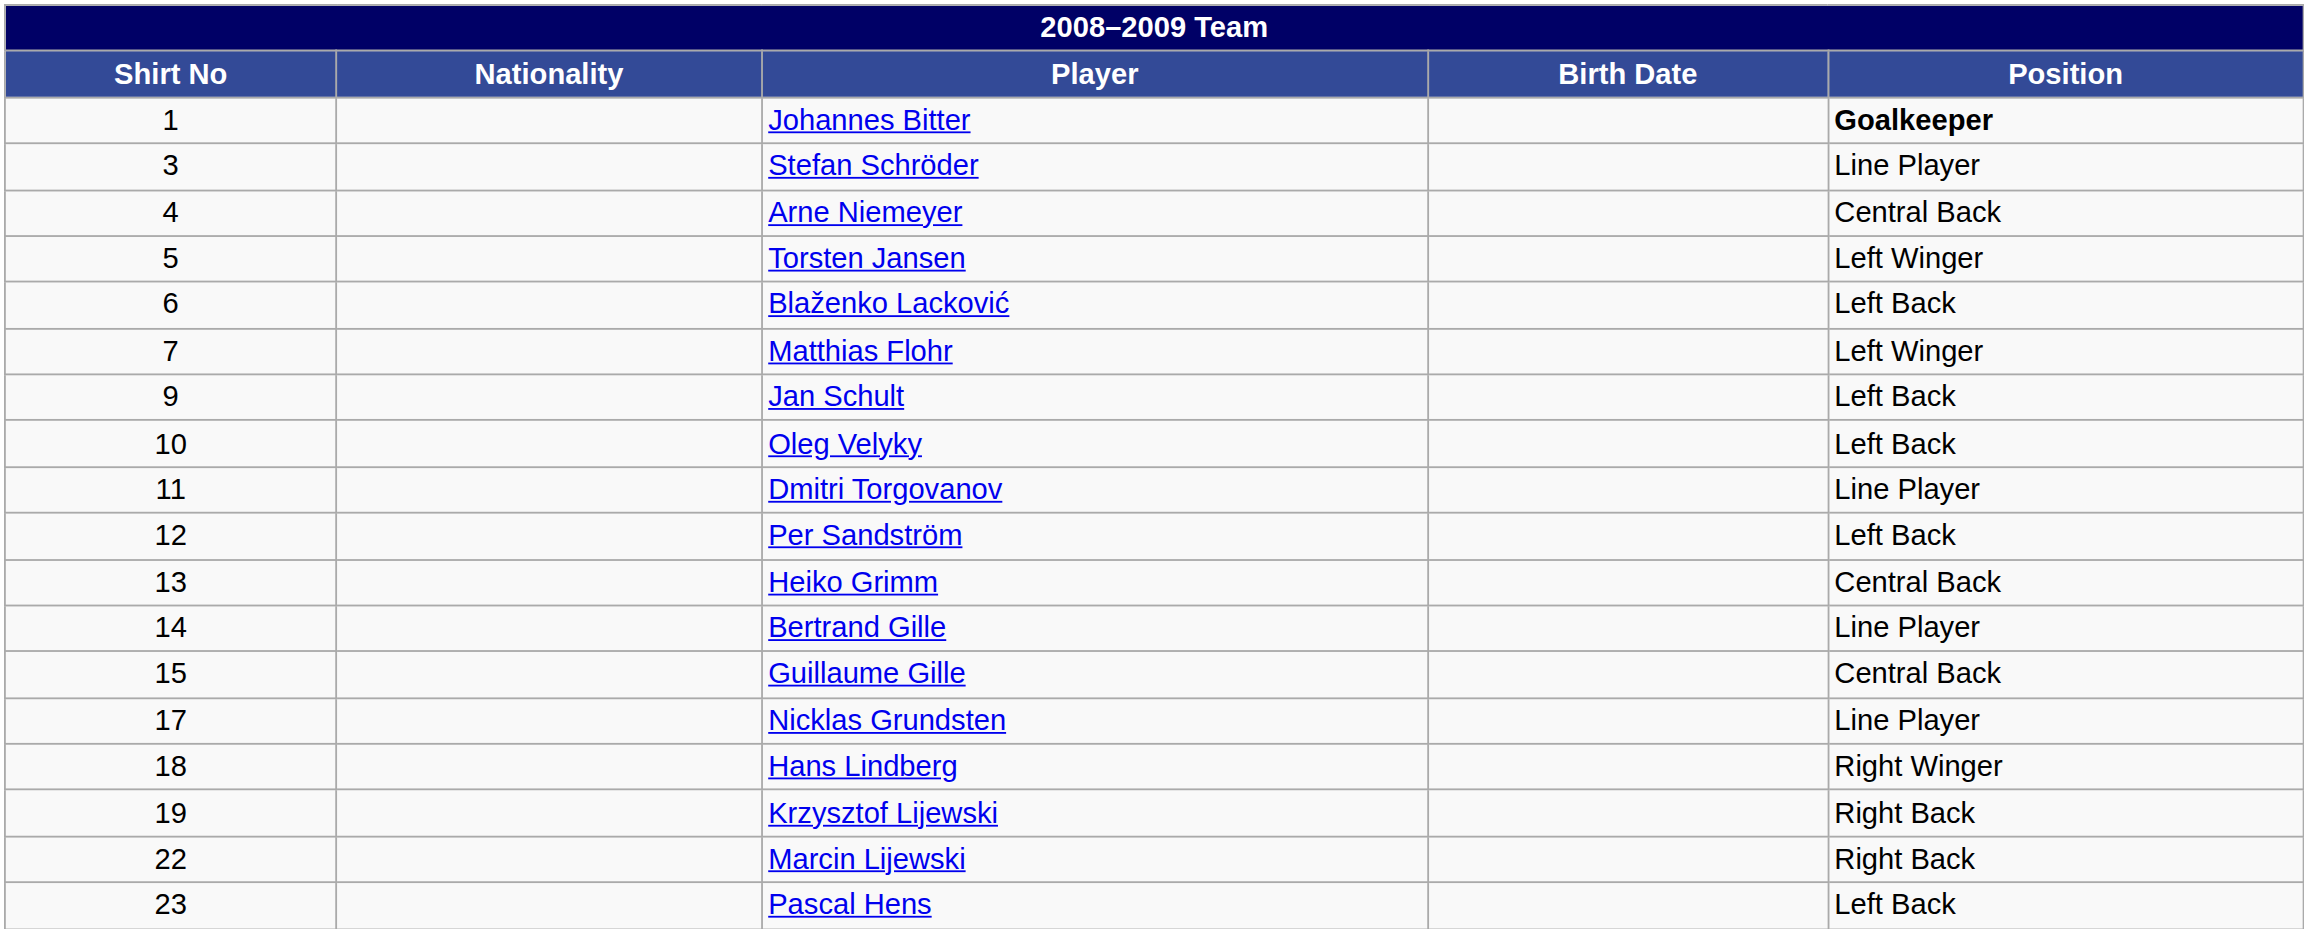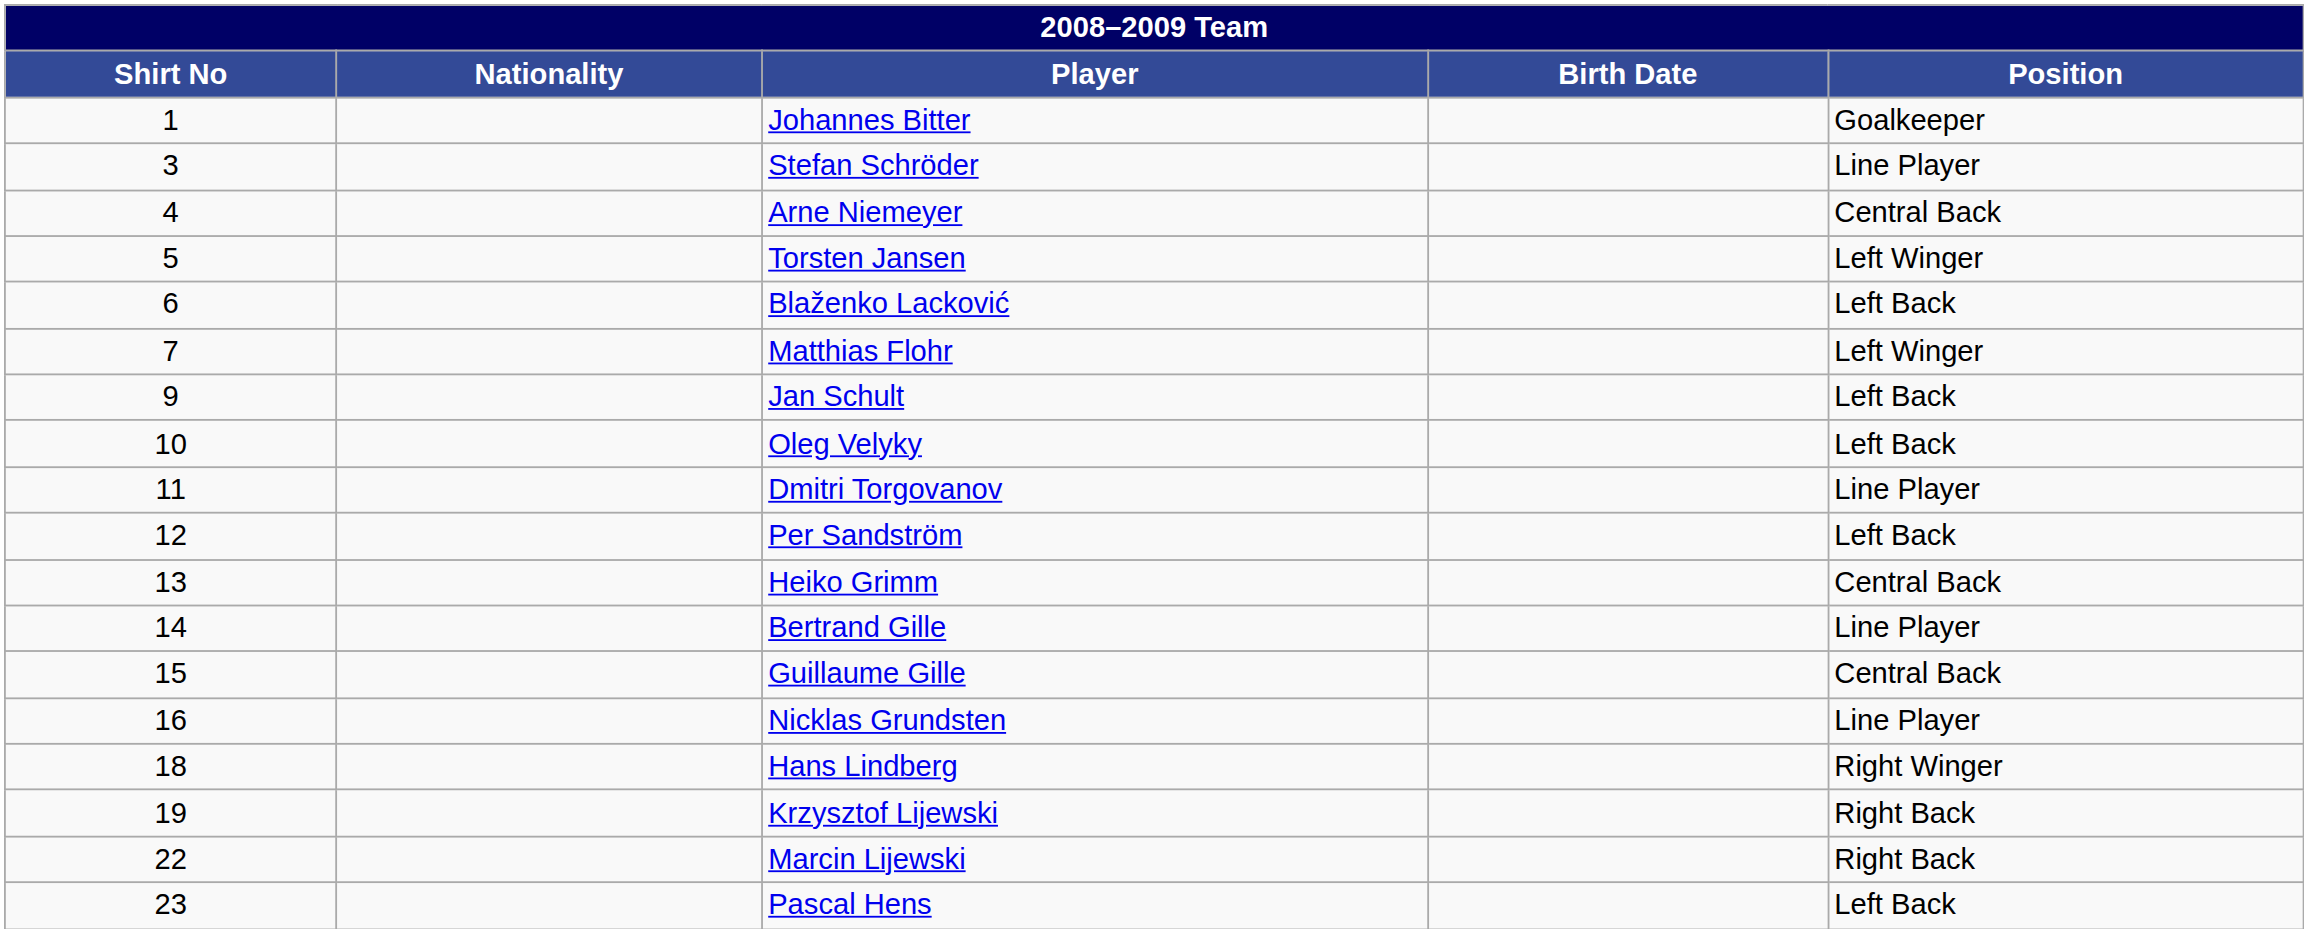(1914, 119) bold -> (1910, 119) normal
(171, 720) 17 -> (171, 720) 16
